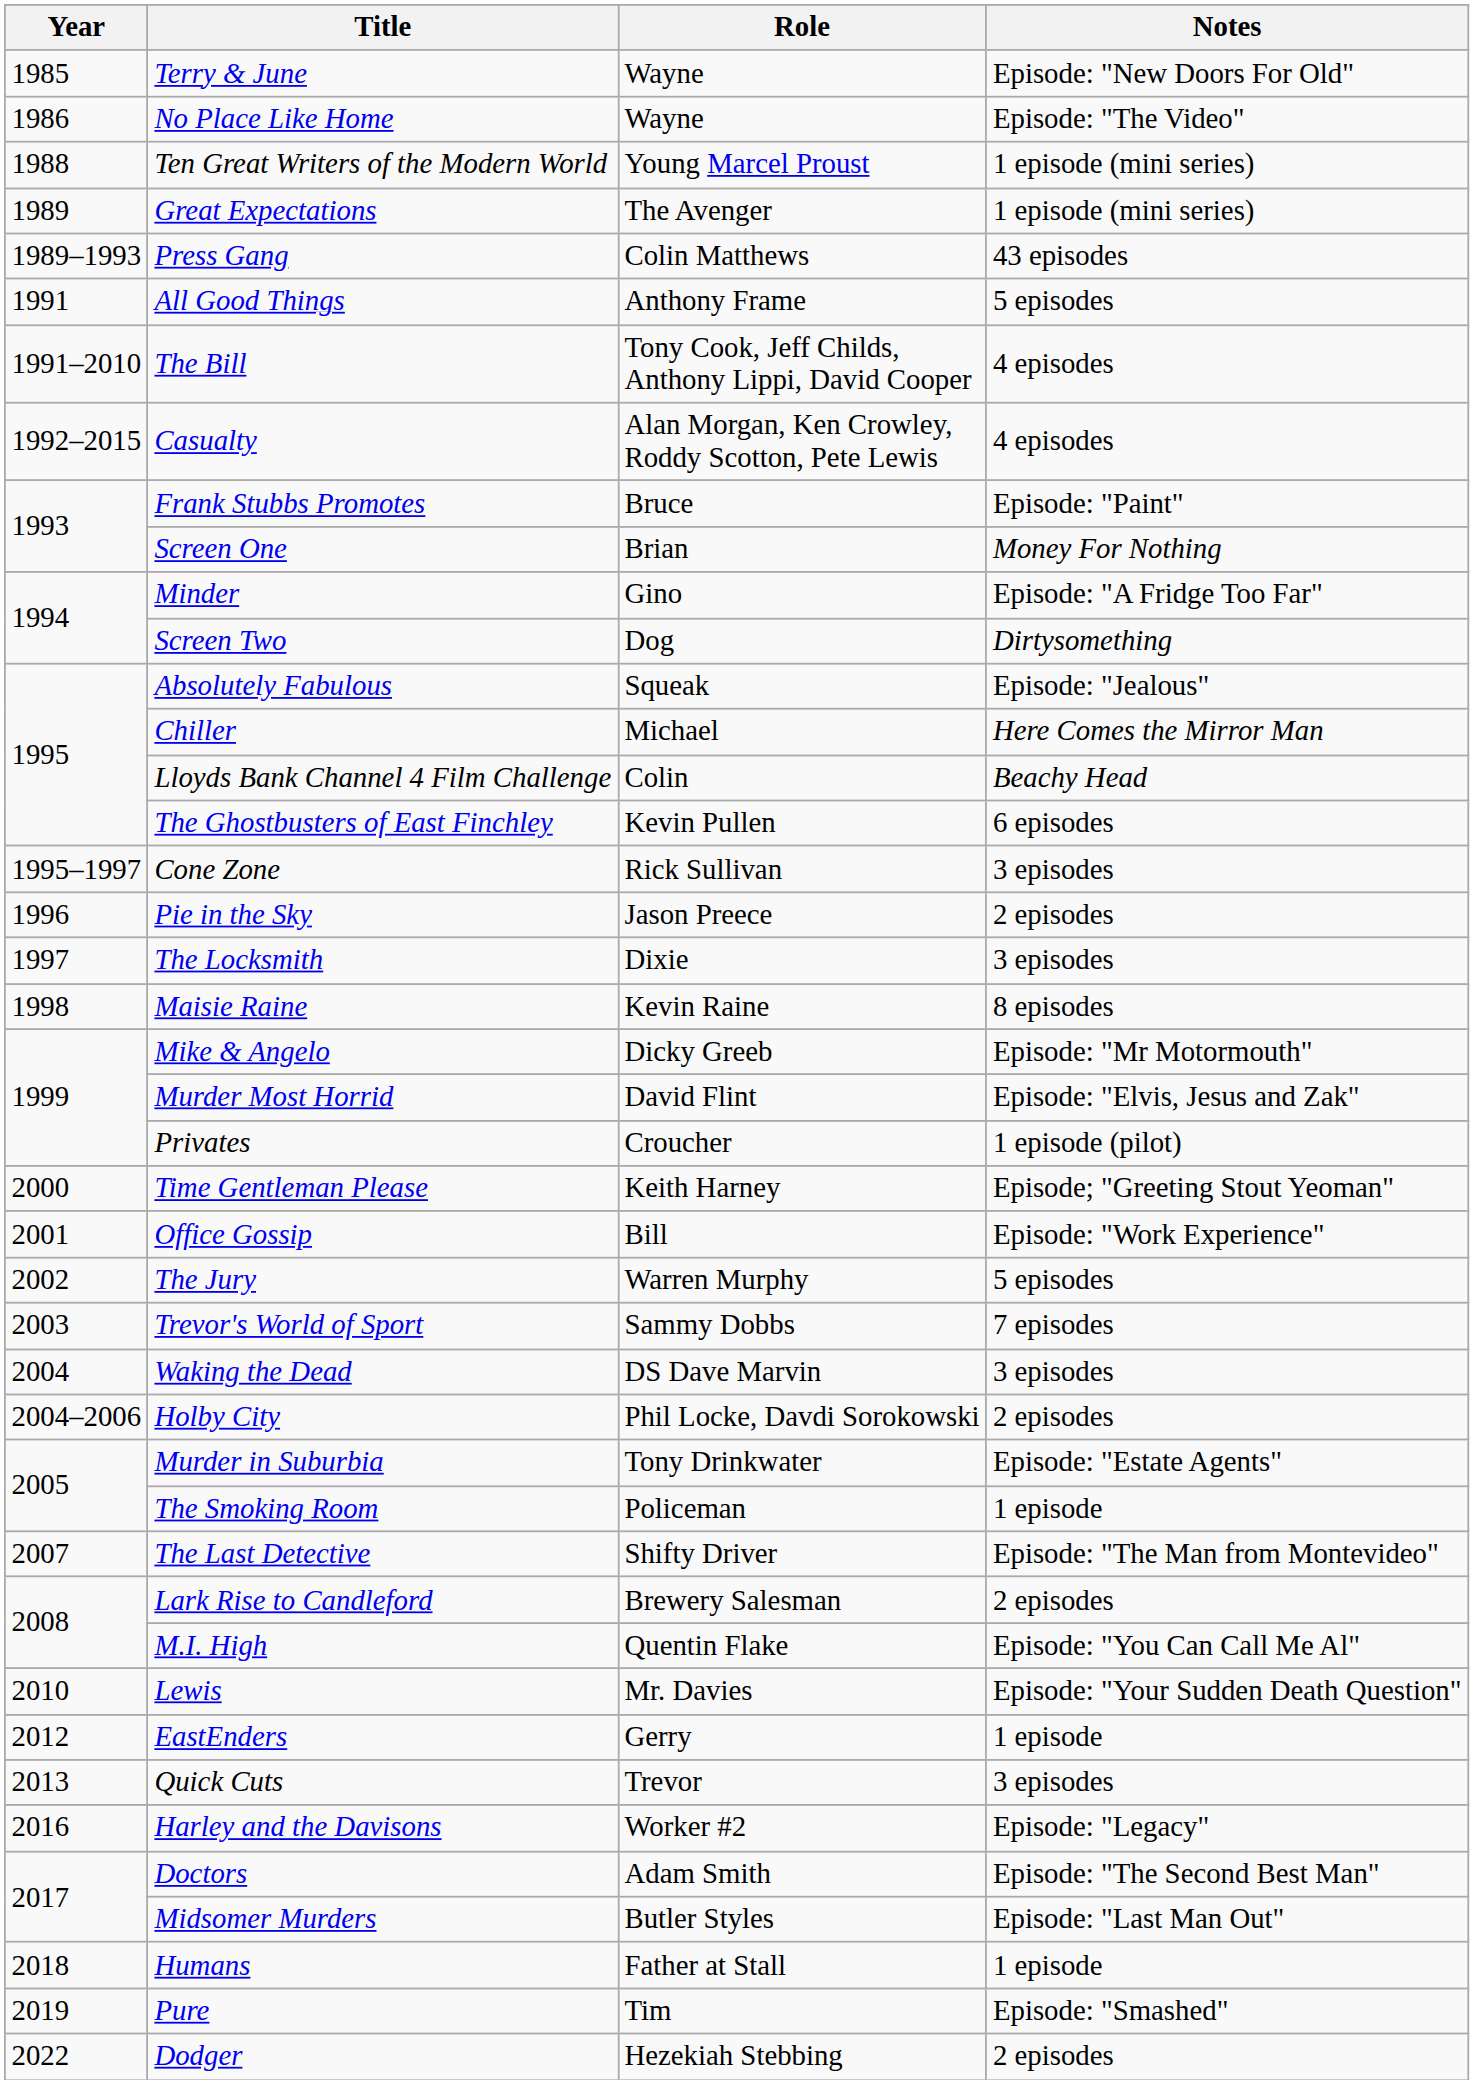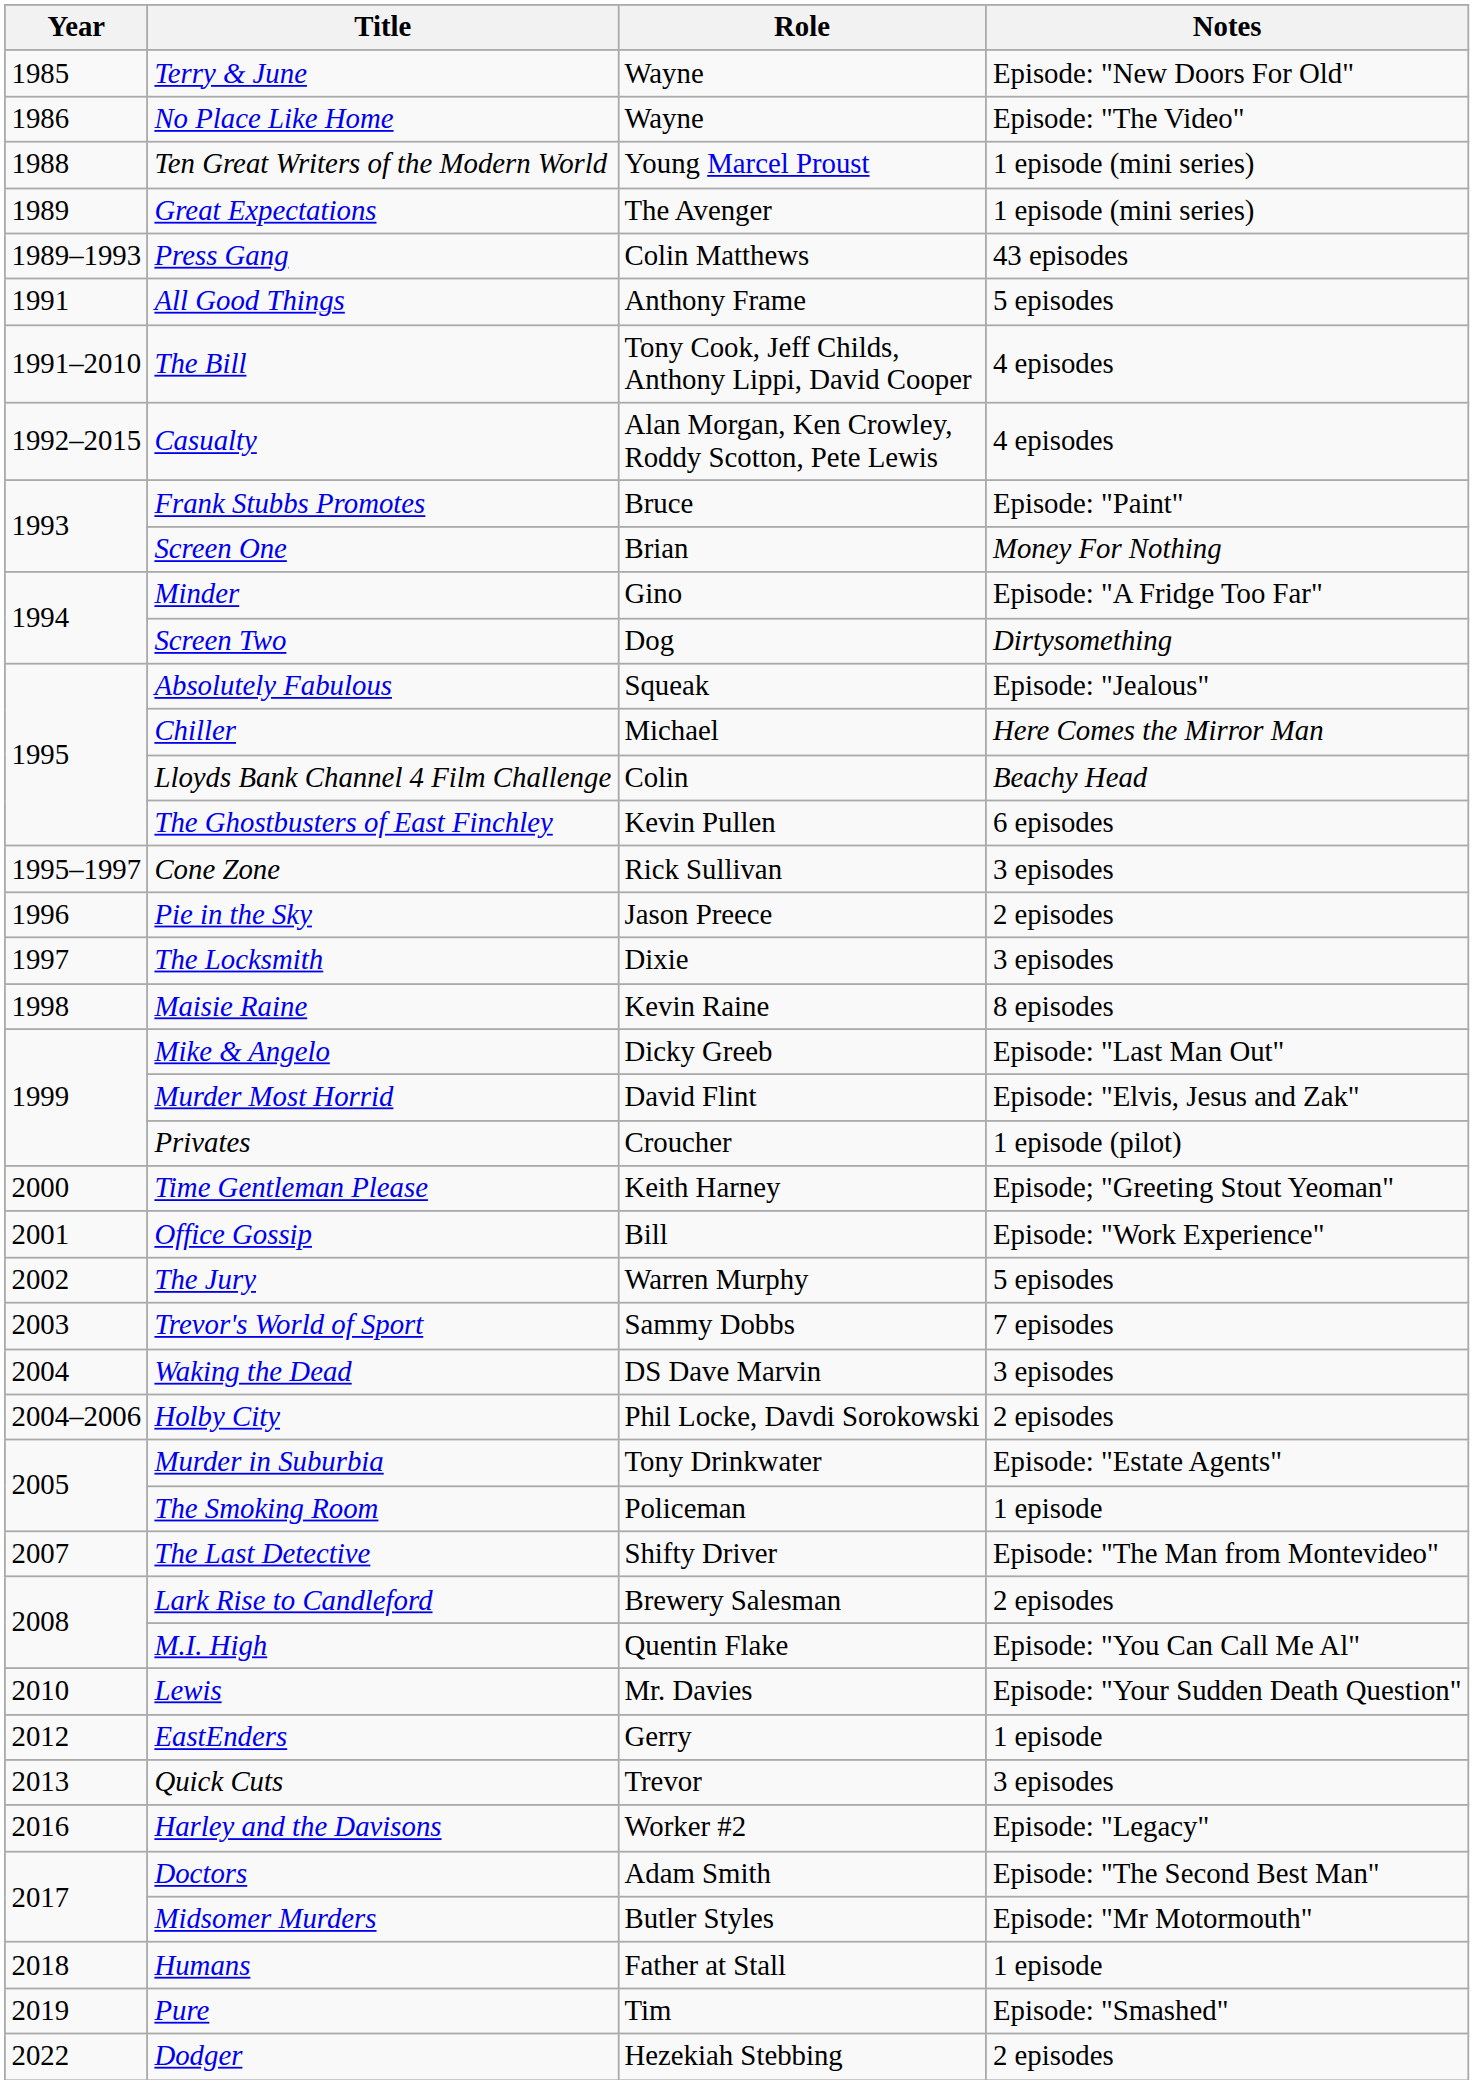(1153, 1051) Episode: "Mr Motormouth" -> (1139, 1051) Episode: "Last Man Out"
(1139, 1919) Episode: "Last Man Out" -> (1153, 1919) Episode: "Mr Motormouth"
